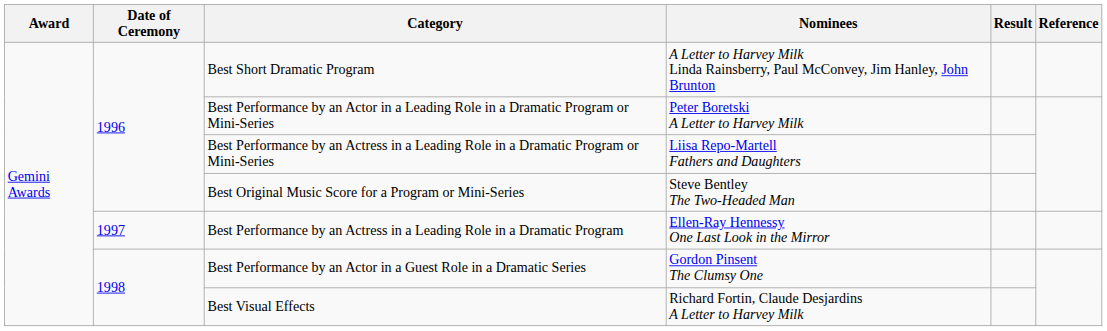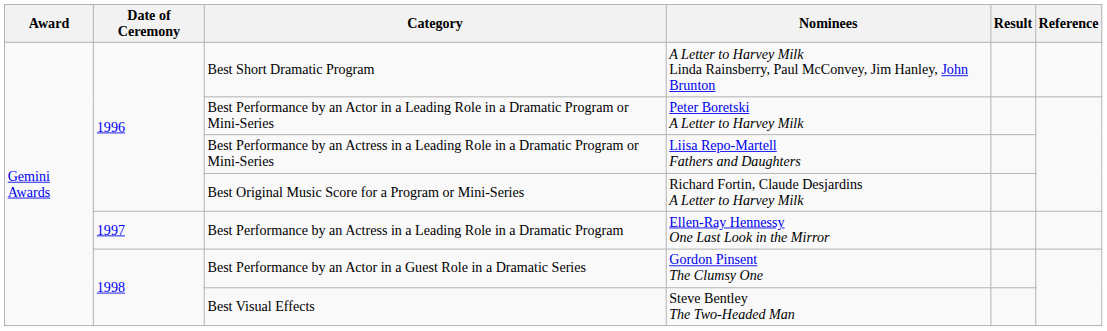(732, 192) Steve Bentley The Two-Headed Man -> (766, 192) Richard Fortin, Claude Desjardins A Letter to Harvey Milk
(766, 306) Richard Fortin, Claude Desjardins A Letter to Harvey Milk -> (732, 306) Steve Bentley The Two-Headed Man
